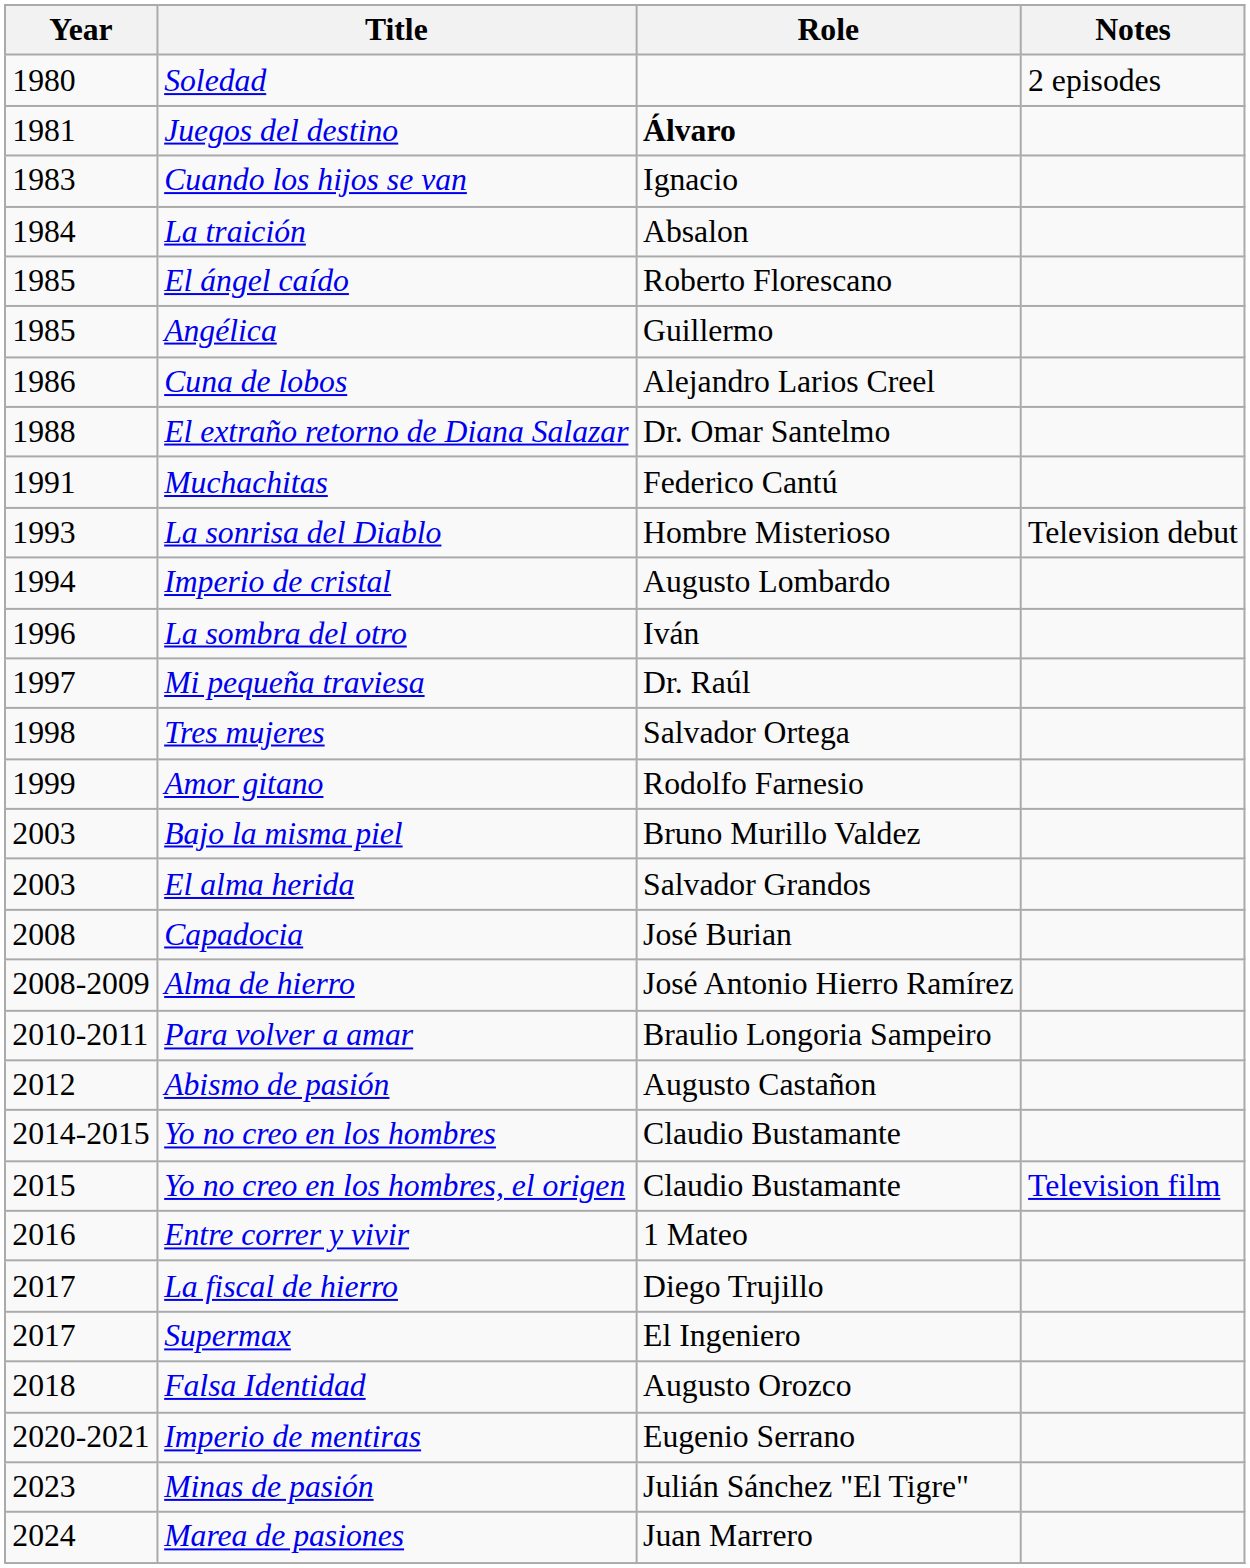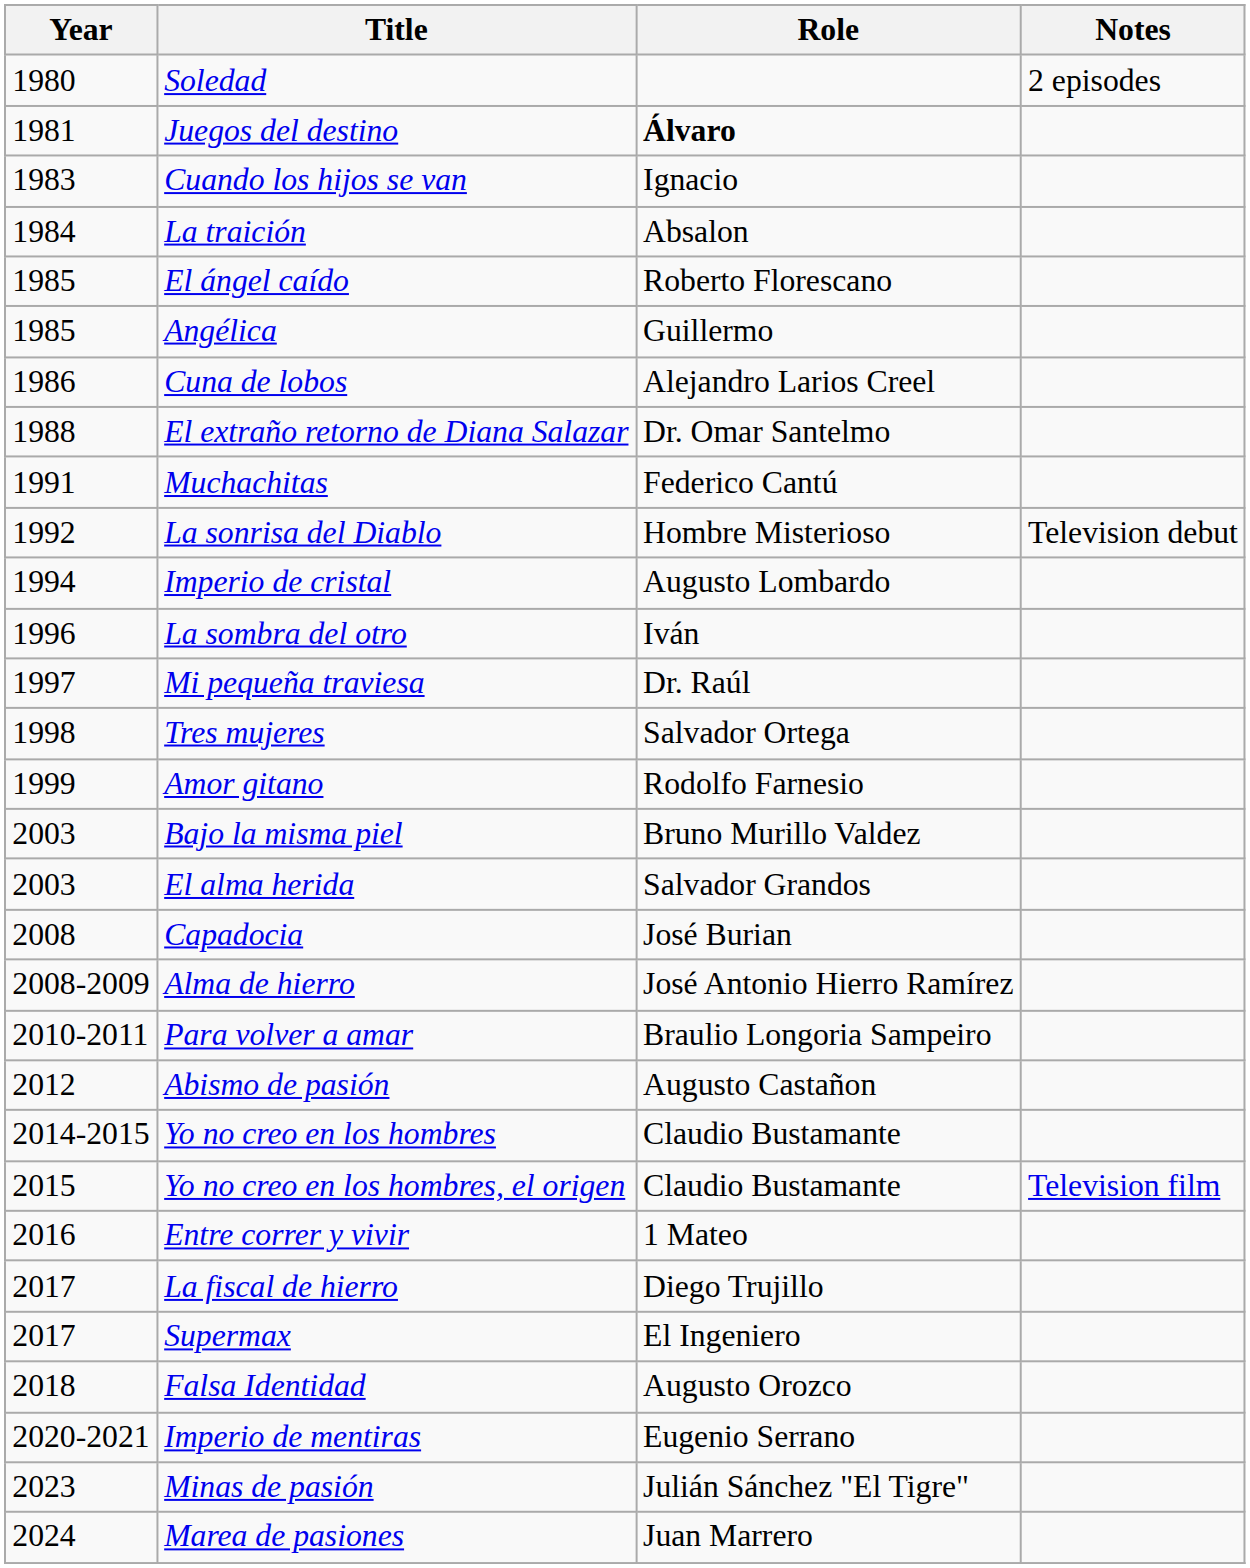(44, 532) 1993 -> (44, 532) 1992
